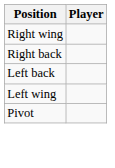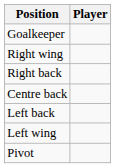+ row: (36, 34)
+ row: (37, 93)
